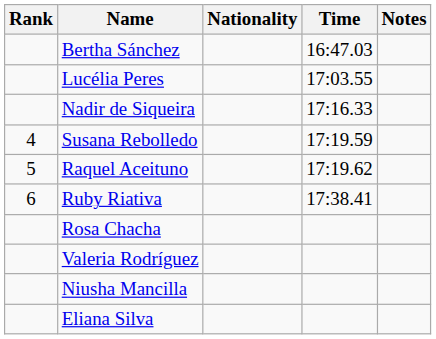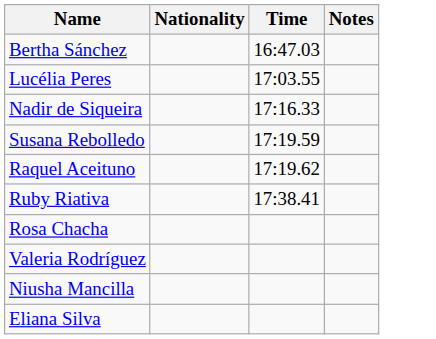- column: (31, 19)
